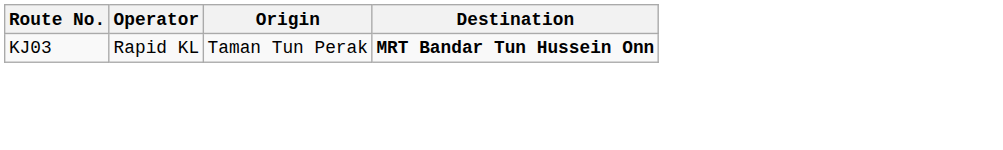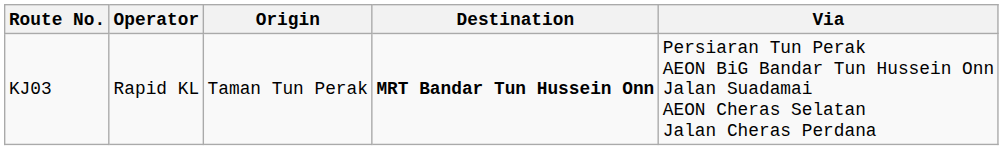+ column: (828, 19)
